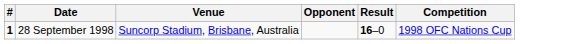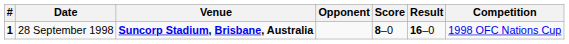+ column: (390, 13)
(209, 30) normal -> (216, 30) bold
